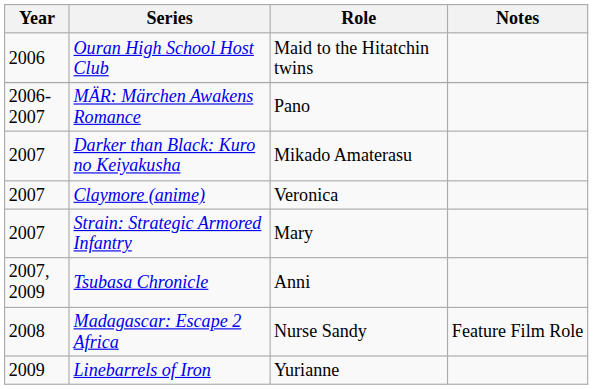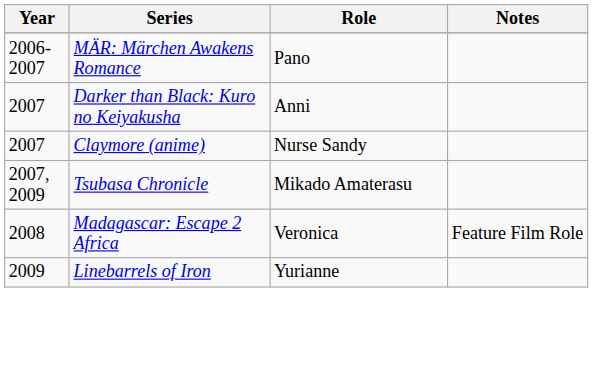- row: (164, 57)
(343, 155) Mikado Amaterasu -> (292, 106) Anni
(306, 194) Veronica -> (320, 145) Nurse Sandy
- row: (167, 233)
(292, 282) Anni -> (343, 184) Mikado Amaterasu
(320, 331) Nurse Sandy -> (306, 233) Veronica
